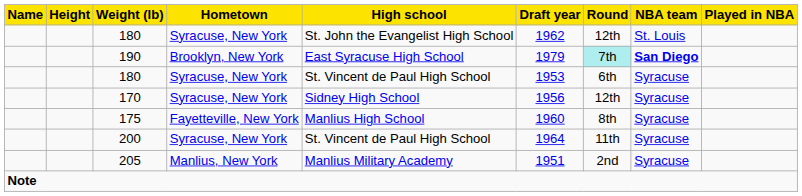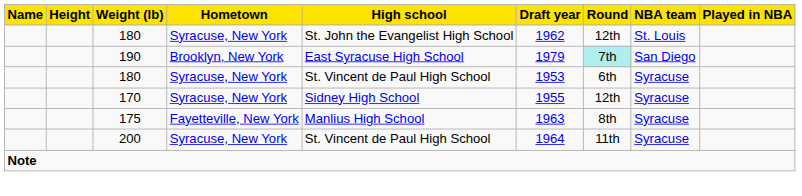(666, 56) bold -> (665, 56) normal
(550, 98) 1956 -> (550, 98) 1955
(550, 118) 1960 -> (550, 118) 1963
- row: (130, 160)
